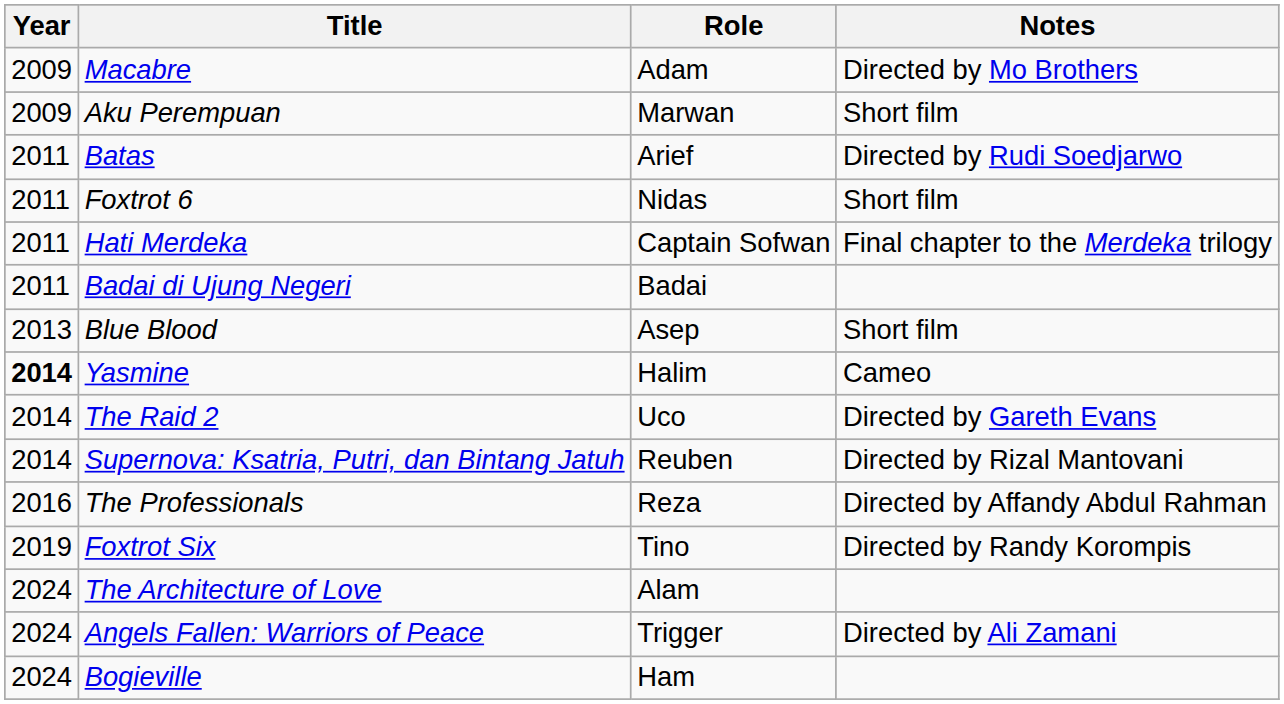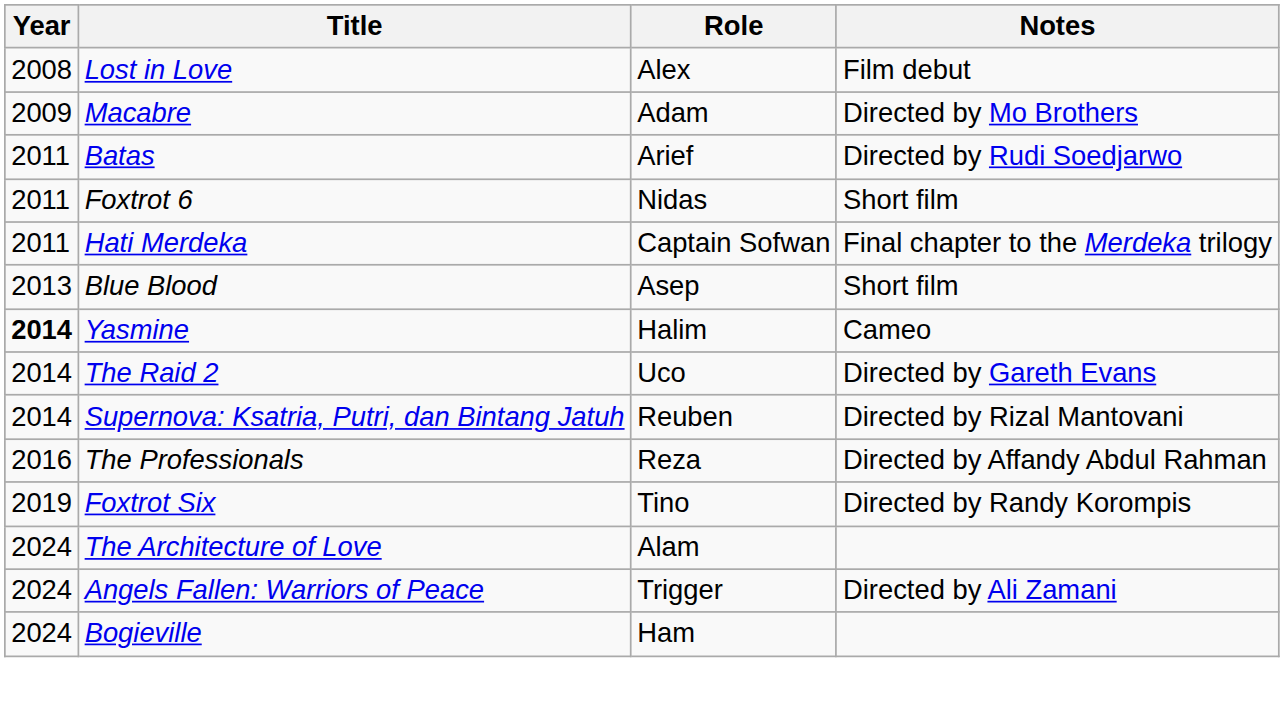+ row: (158, 69)
- row: (183, 112)
- row: (218, 286)
